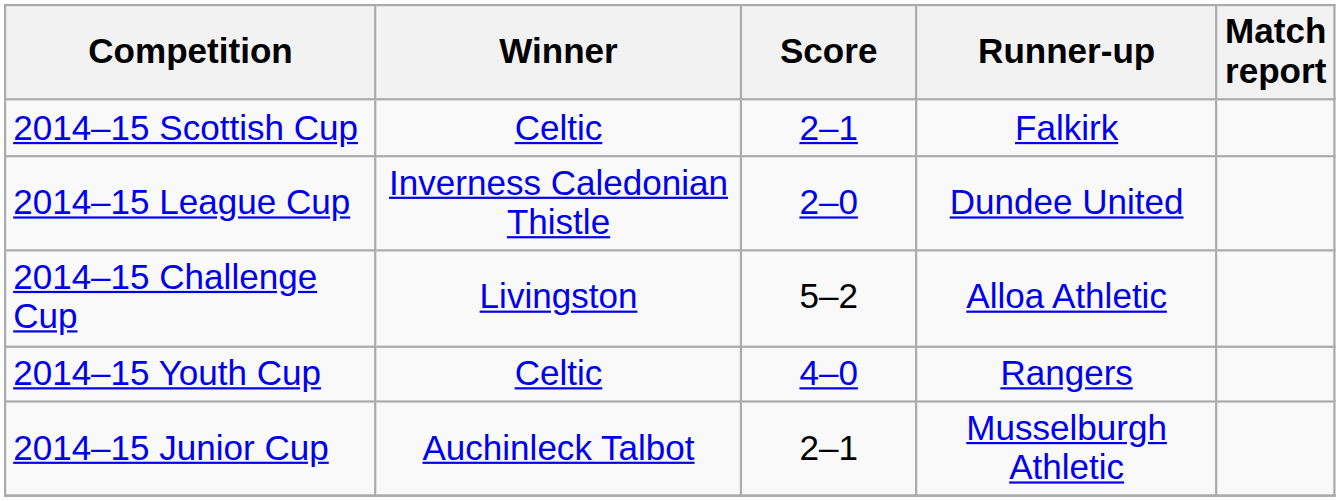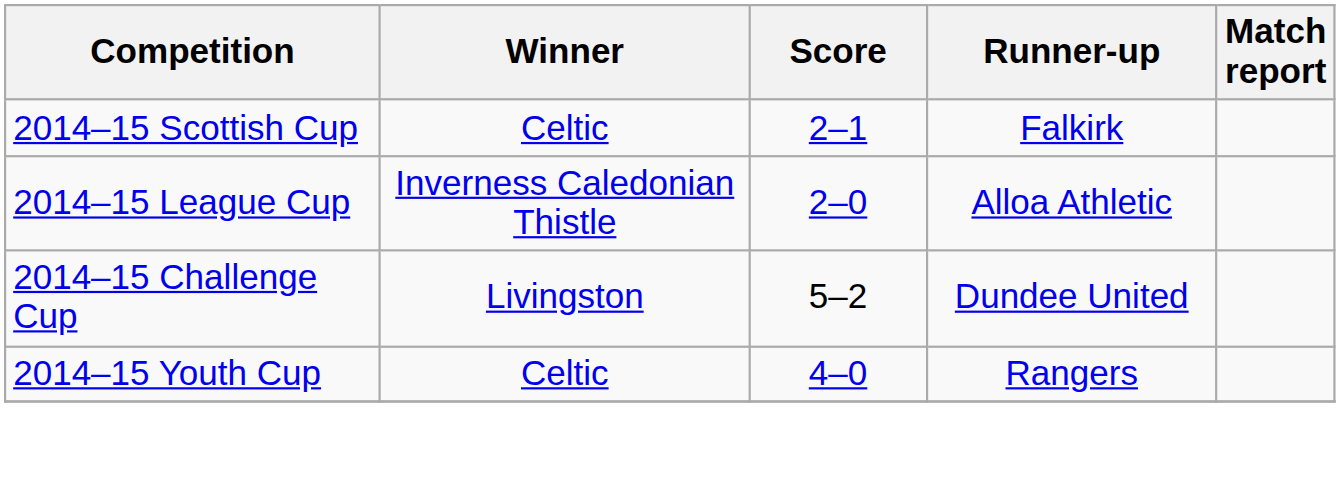(1067, 202) Dundee United -> (1072, 202) Alloa Athletic
(1067, 297) Alloa Athletic -> (1072, 297) Dundee United
- row: (171, 448)
